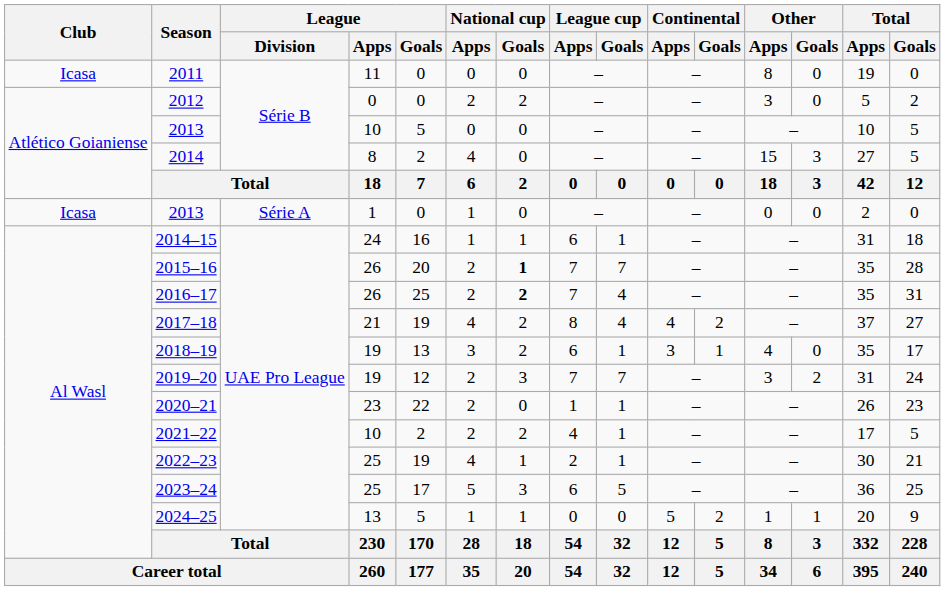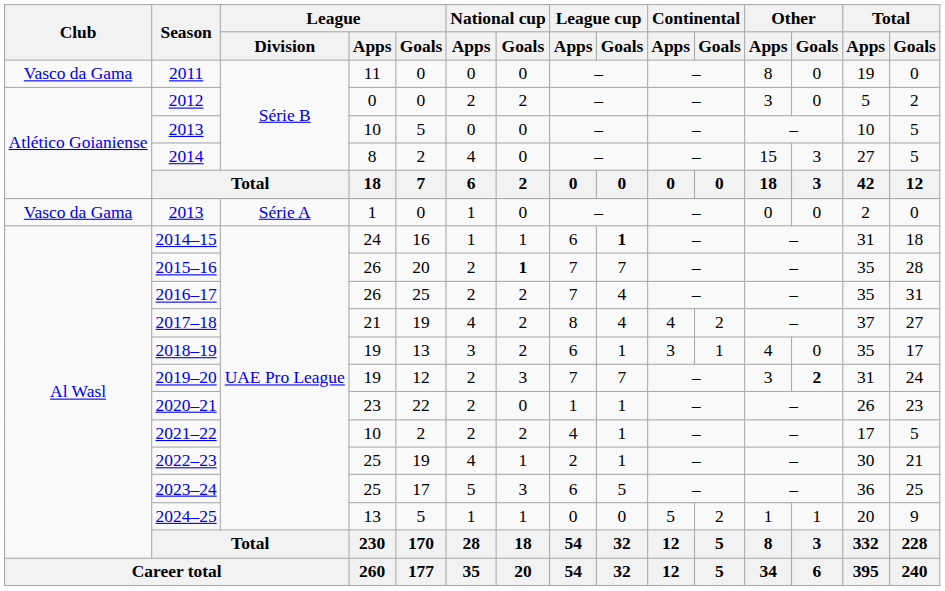(78, 73) Icasa -> (78, 73) Vasco da Gama
(78, 211) Icasa -> (78, 211) Vasco da Gama
(622, 239) normal -> (622, 239) bold
(523, 294) bold -> (523, 294) normal
(817, 377) normal -> (817, 377) bold
